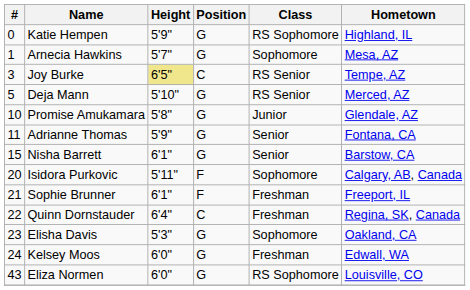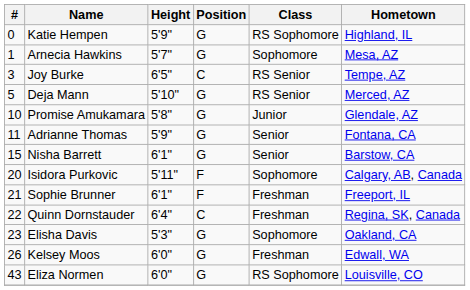(161, 75) khaki background -> (161, 75) no background
(14, 255) 24 -> (14, 255) 26
